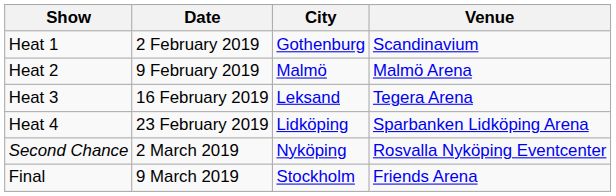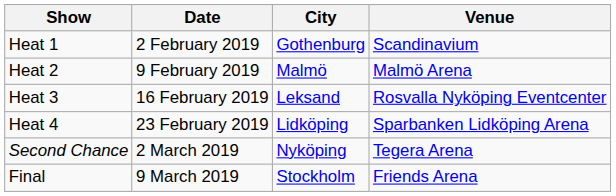(423, 97) Tegera Arena -> (490, 97) Rosvalla Nyköping Eventcenter
(490, 151) Rosvalla Nyköping Eventcenter -> (423, 151) Tegera Arena
